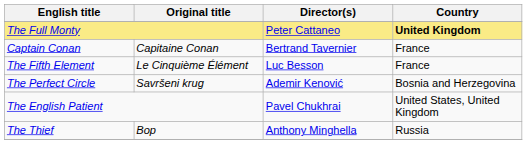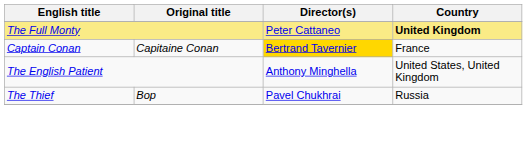(311, 48) no background -> (311, 48) gold background
- row: (50, 65)
- row: (51, 83)
(303, 107) Pavel Chukhrai -> (311, 71) Anthony Minghella
(311, 130) Anthony Minghella -> (303, 95) Pavel Chukhrai
